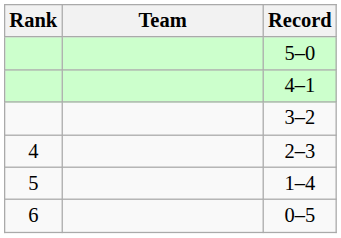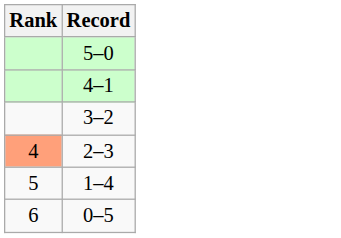- column: (163, 20)
(33, 150) no background -> (33, 150) lightsalmon background
